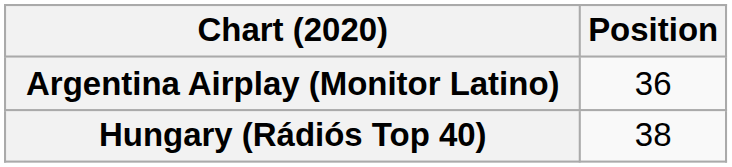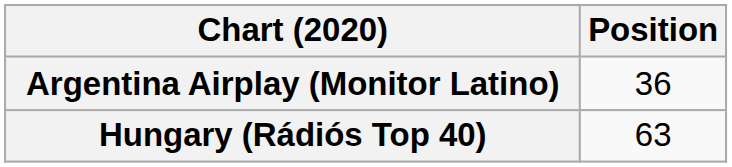(653, 135) 38 -> (653, 135) 63
